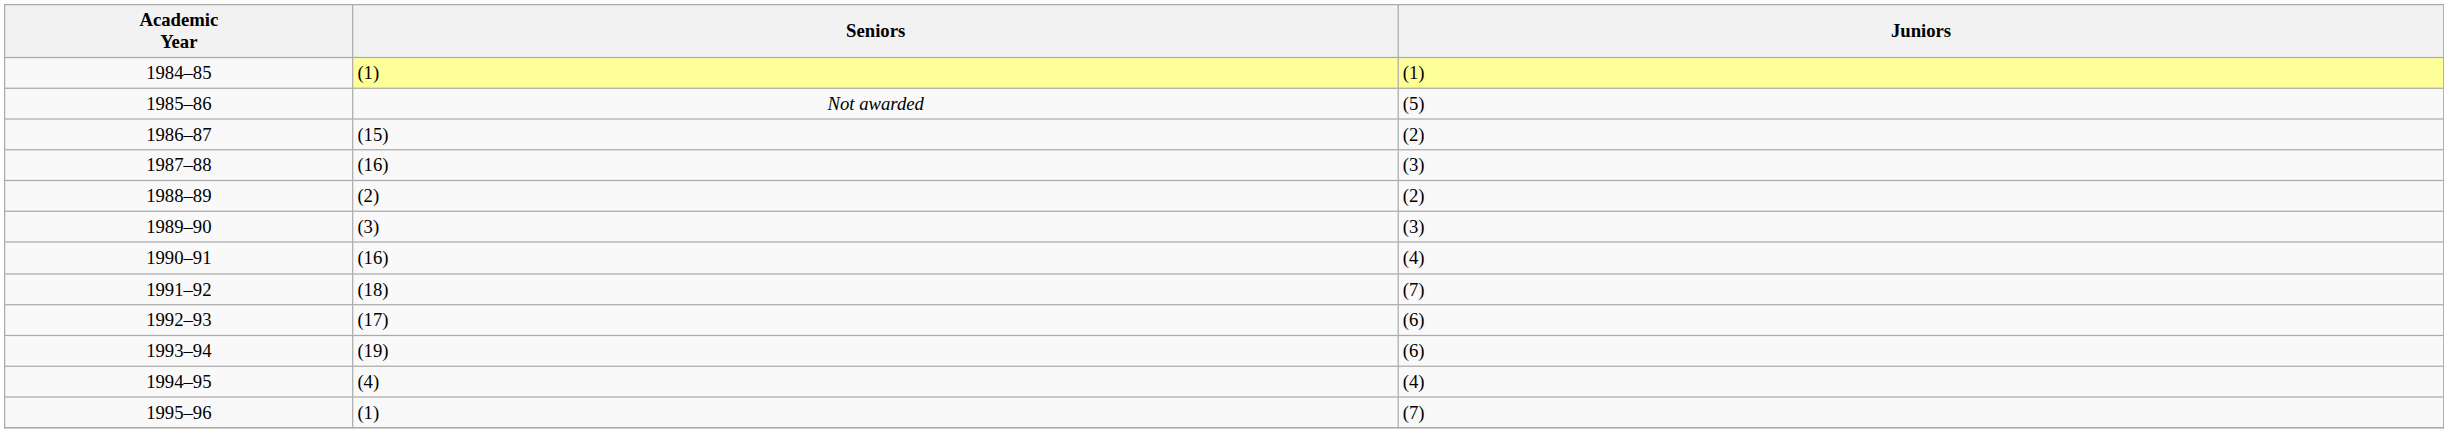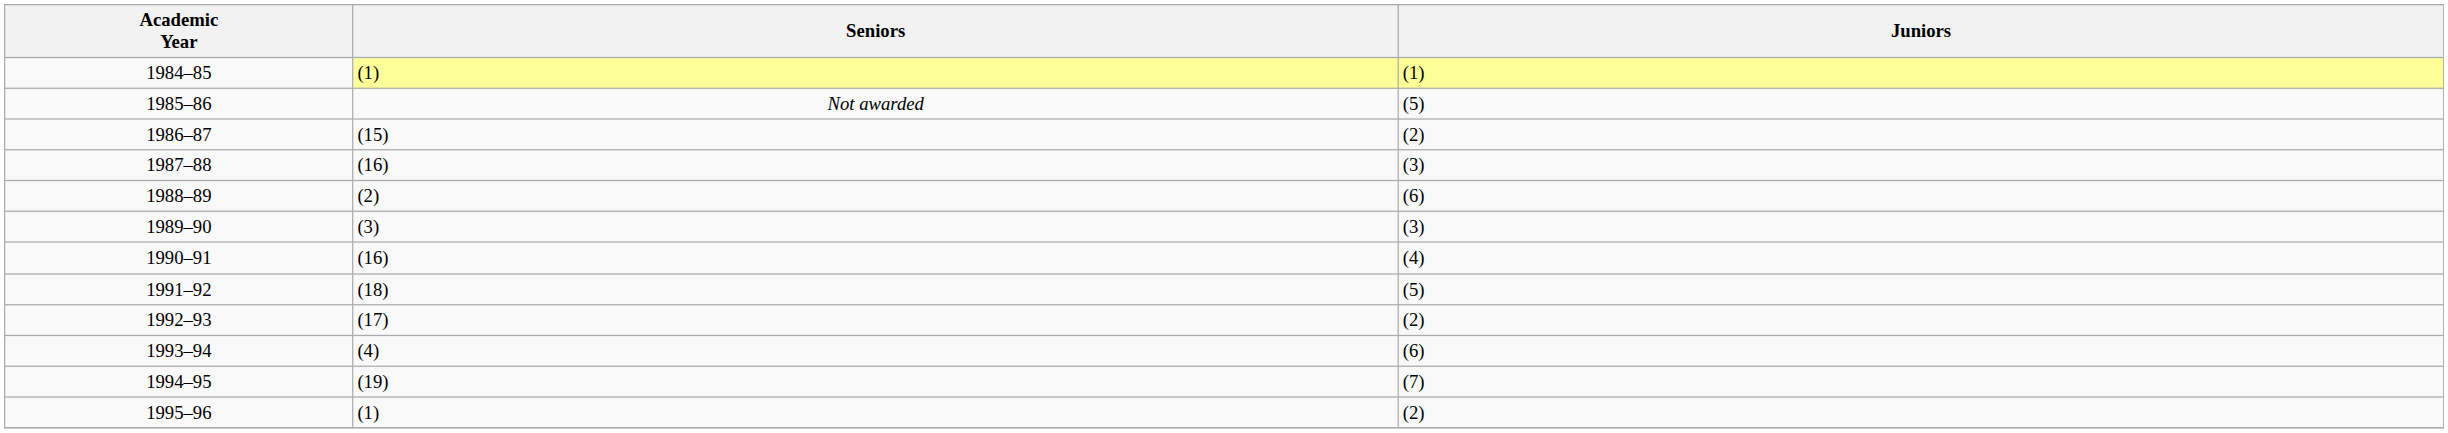(1414, 196) (2) -> (1414, 196) (6)
(1414, 288) (7) -> (1414, 288) (5)
(1414, 319) (6) -> (1414, 319) (2)
(373, 350) (19) -> (368, 350) (4)
(368, 381) (4) -> (373, 381) (19)
(1414, 381) (4) -> (1414, 381) (7)
(1414, 412) (7) -> (1414, 412) (2)
